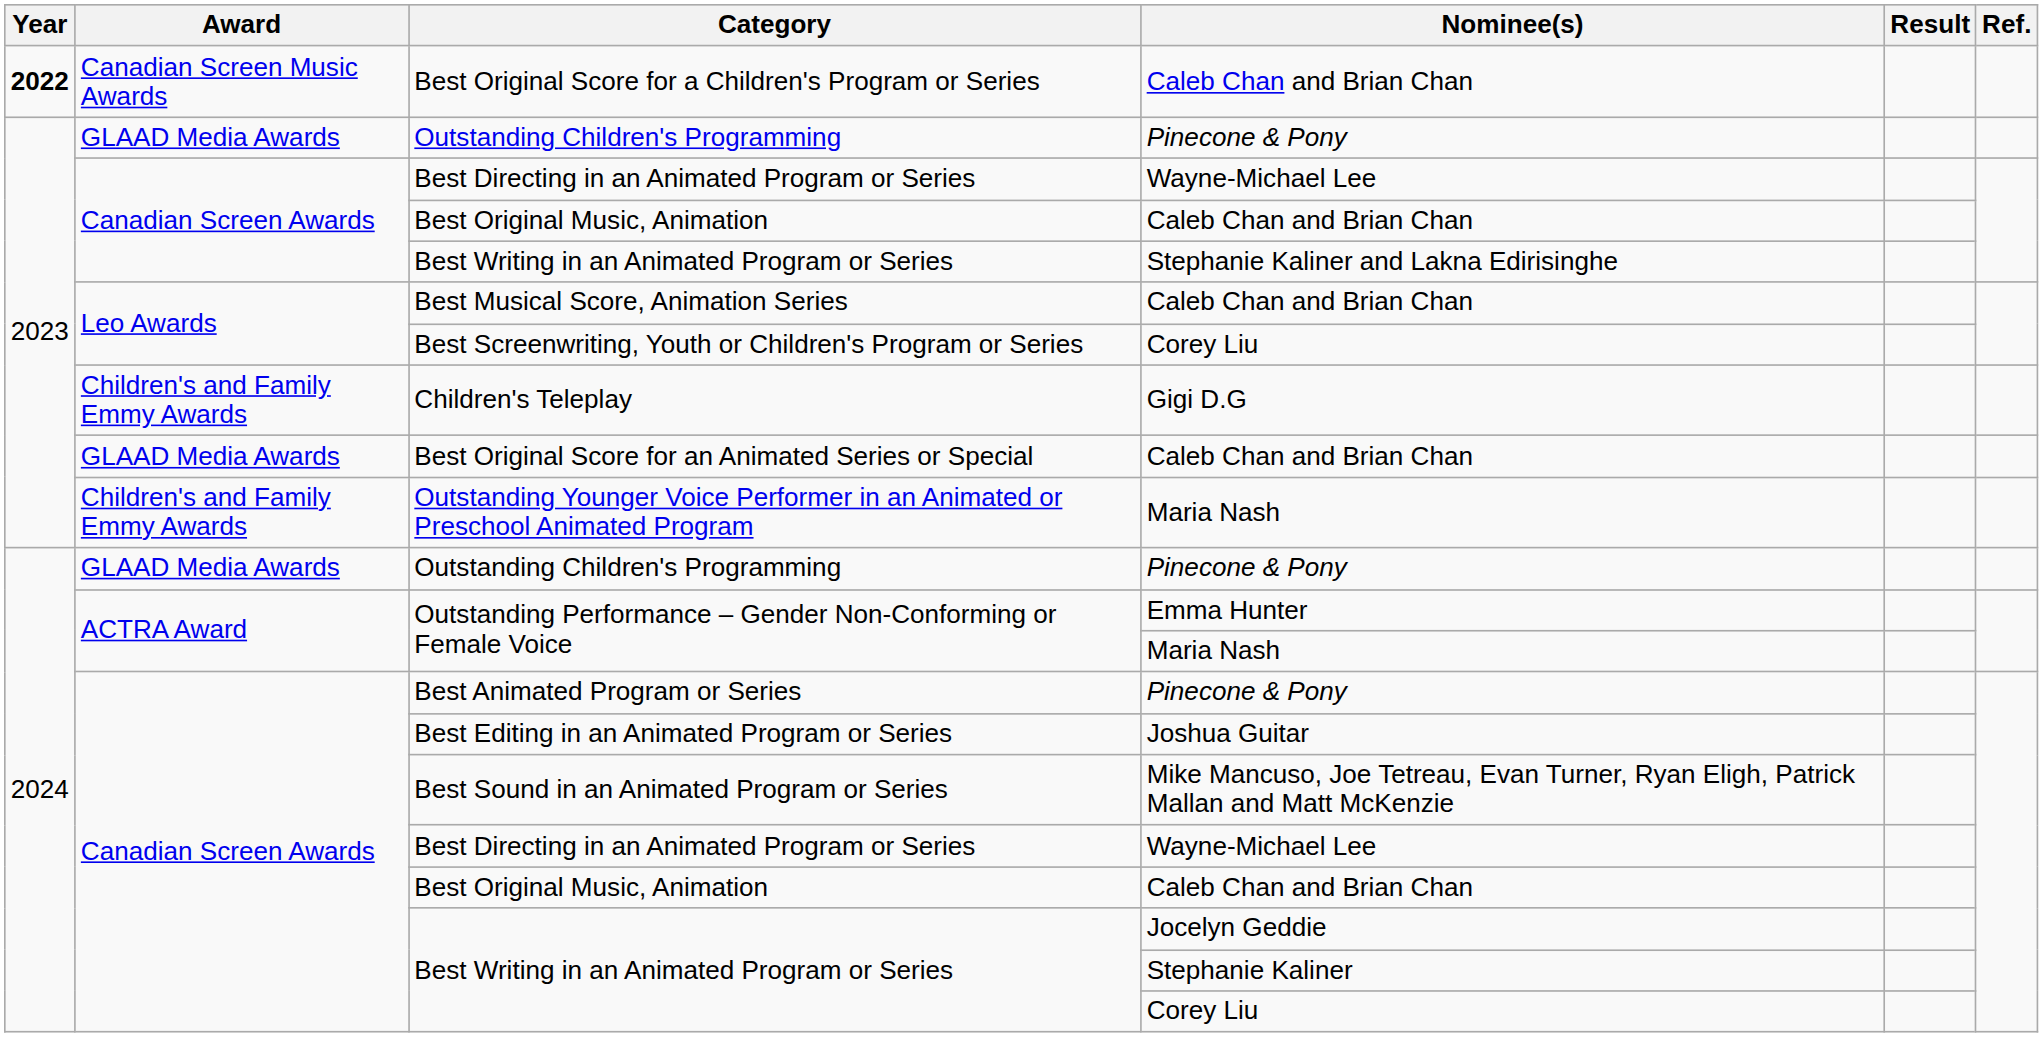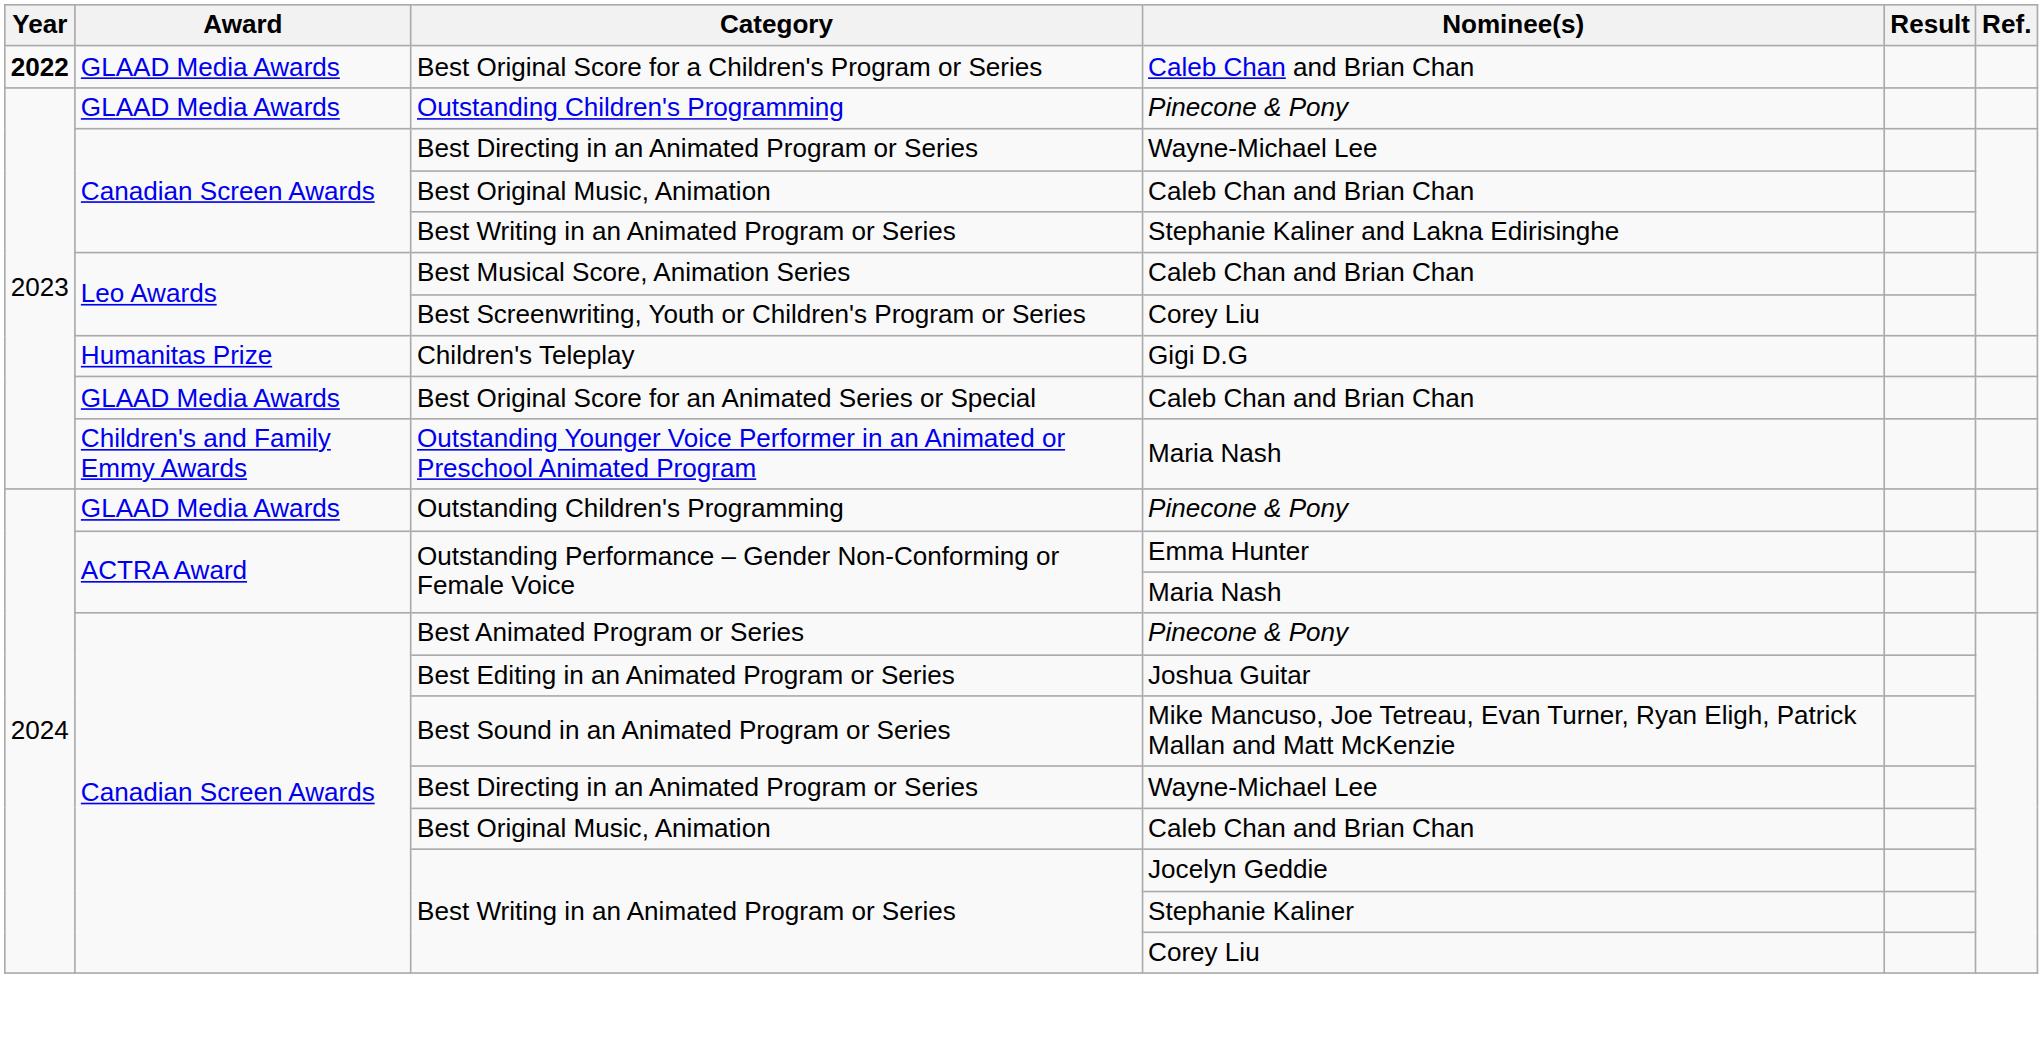(219, 81) Canadian Screen Music Awards -> (210, 66) GLAAD Media Awards
(206, 400) Children's and Family Emmy Awards -> (177, 356) Humanitas Prize
